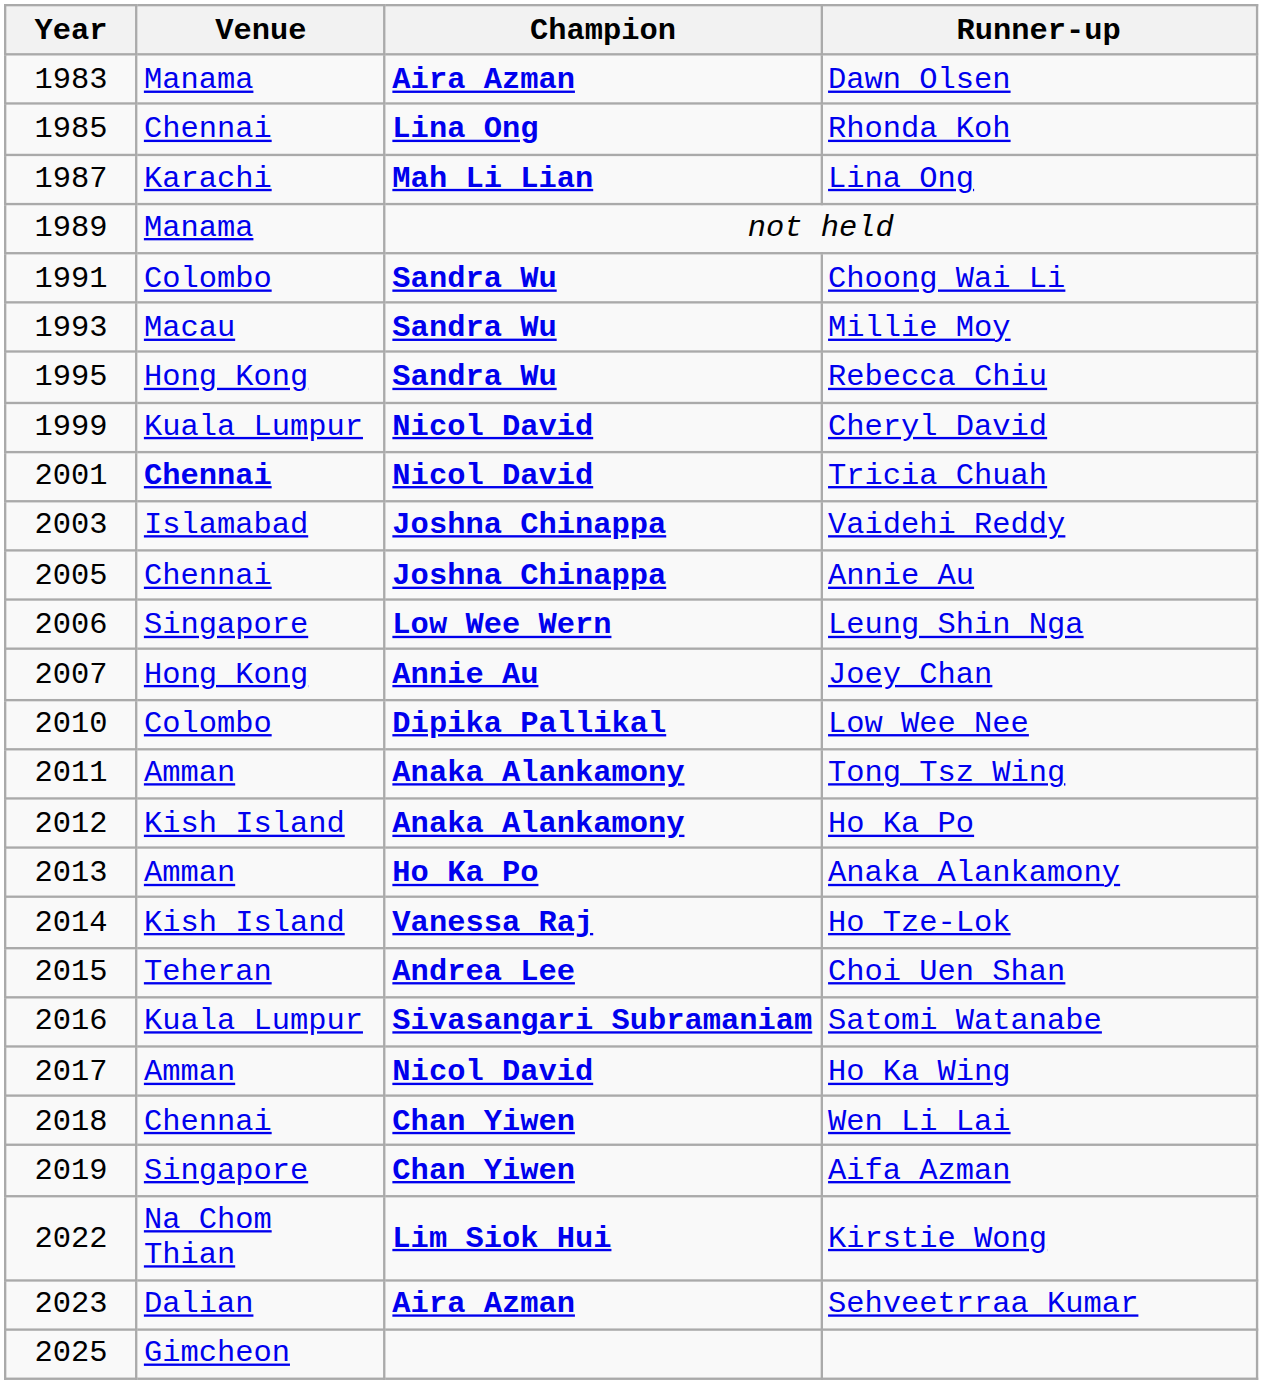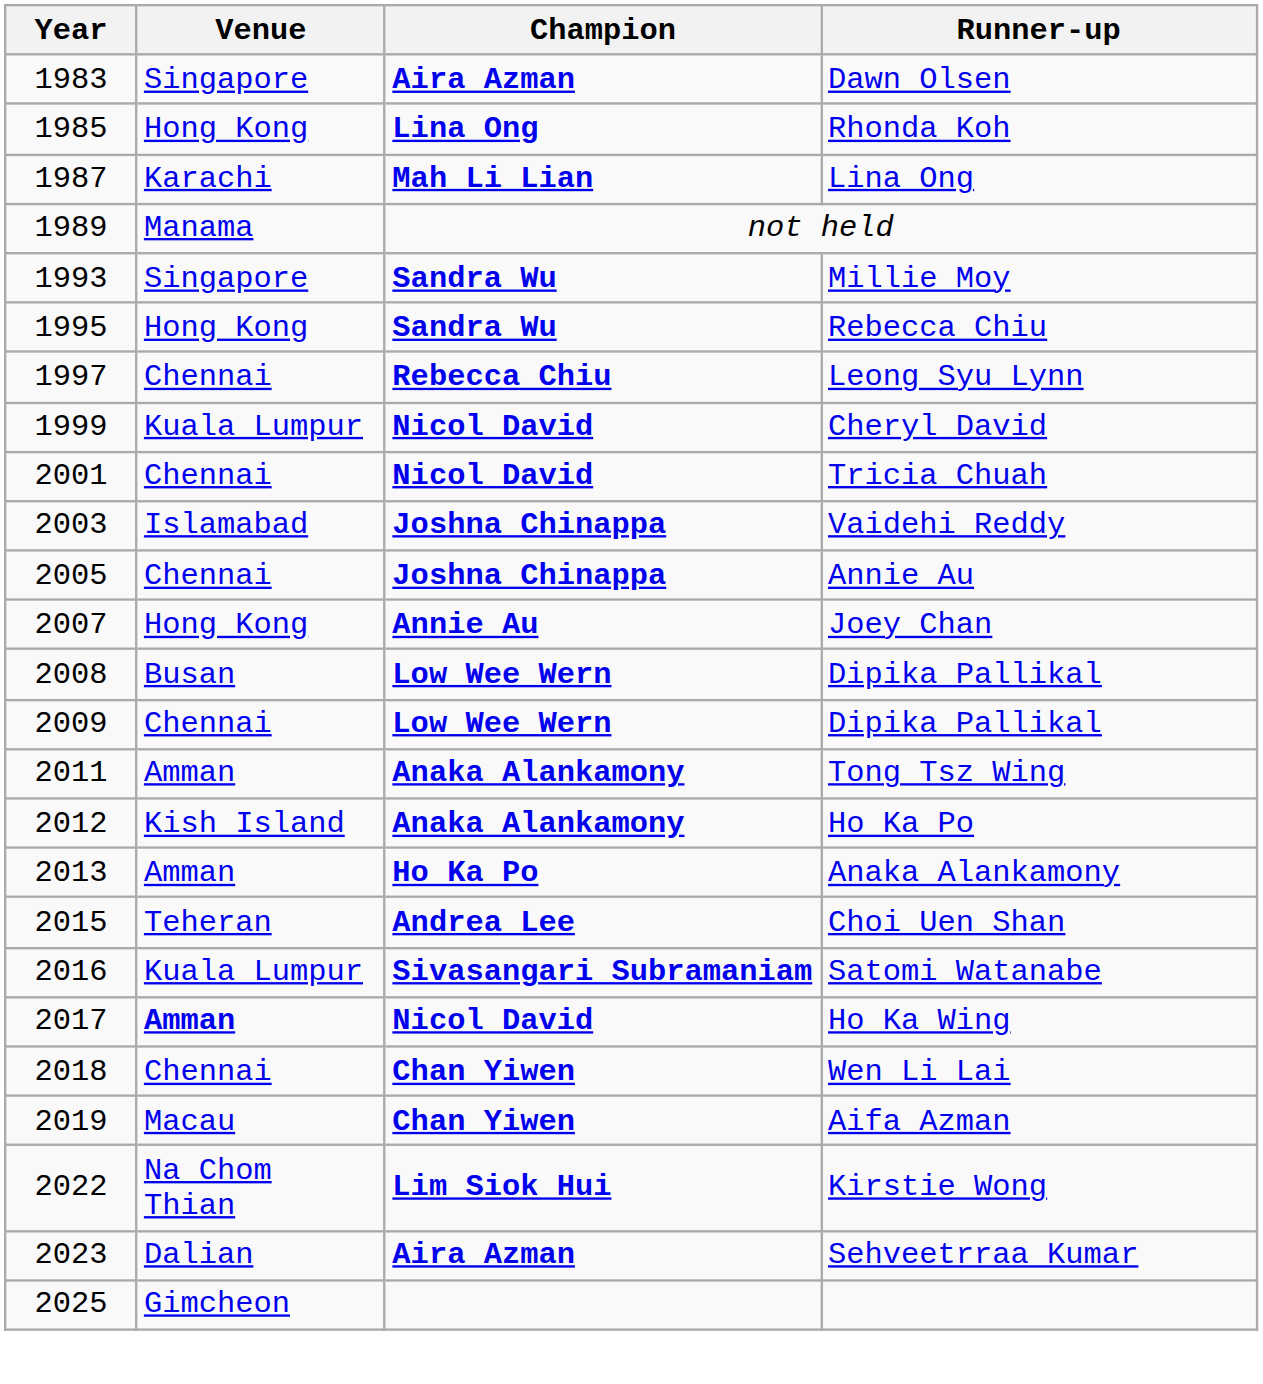(199, 80) Manama -> (226, 80) Singapore
(208, 129) Chennai -> (226, 129) Hong Kong
- row: (71, 278)
(190, 327) Macau -> (226, 278) Singapore
+ row: (71, 377)
(208, 476) bold -> (208, 476) normal
- row: (71, 625)
+ row: (71, 674)
+ row: (71, 724)
- row: (71, 724)
- row: (71, 922)
(190, 1071) normal -> (190, 1022) bold
(226, 1170) Singapore -> (190, 1121) Macau
